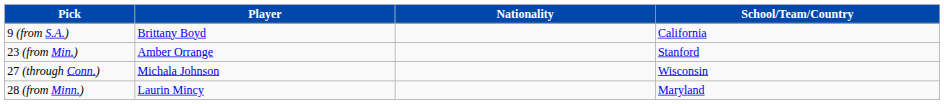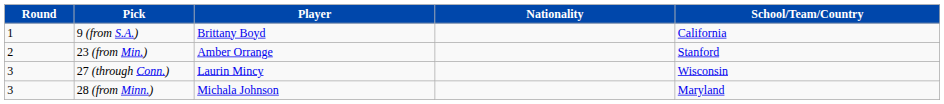+ column: (39, 14)
(178, 71) Michala Johnson -> (230, 71) Laurin Mincy
(171, 90) Laurin Mincy -> (238, 90) Michala Johnson
